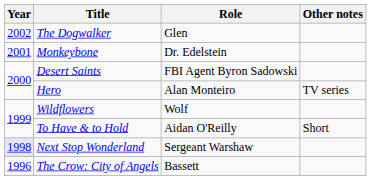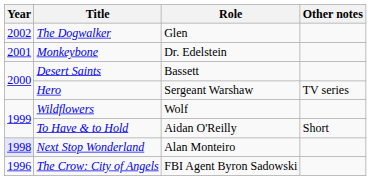(231, 71) FBI Agent Byron Sadowski -> (182, 71) Bassett
(200, 90) Alan Monteiro -> (209, 90) Sergeant Warshaw
(209, 147) Sergeant Warshaw -> (200, 147) Alan Monteiro
(182, 166) Bassett -> (231, 166) FBI Agent Byron Sadowski
